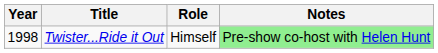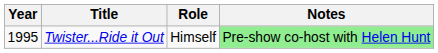(23, 37) 1998 -> (23, 37) 1995
